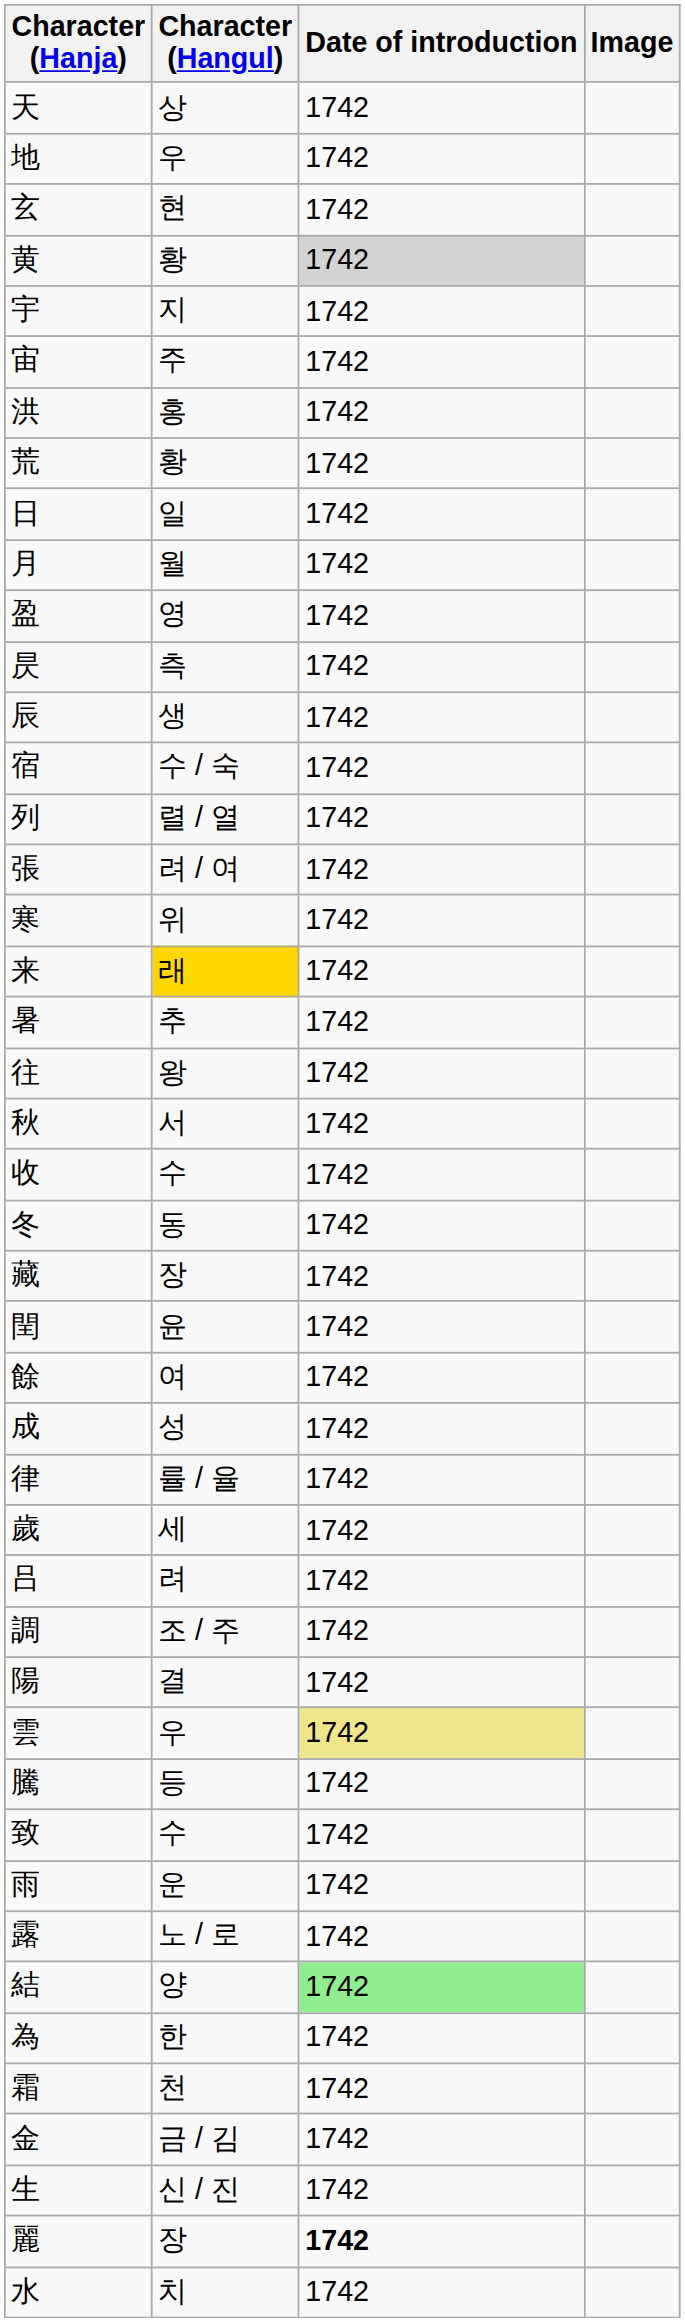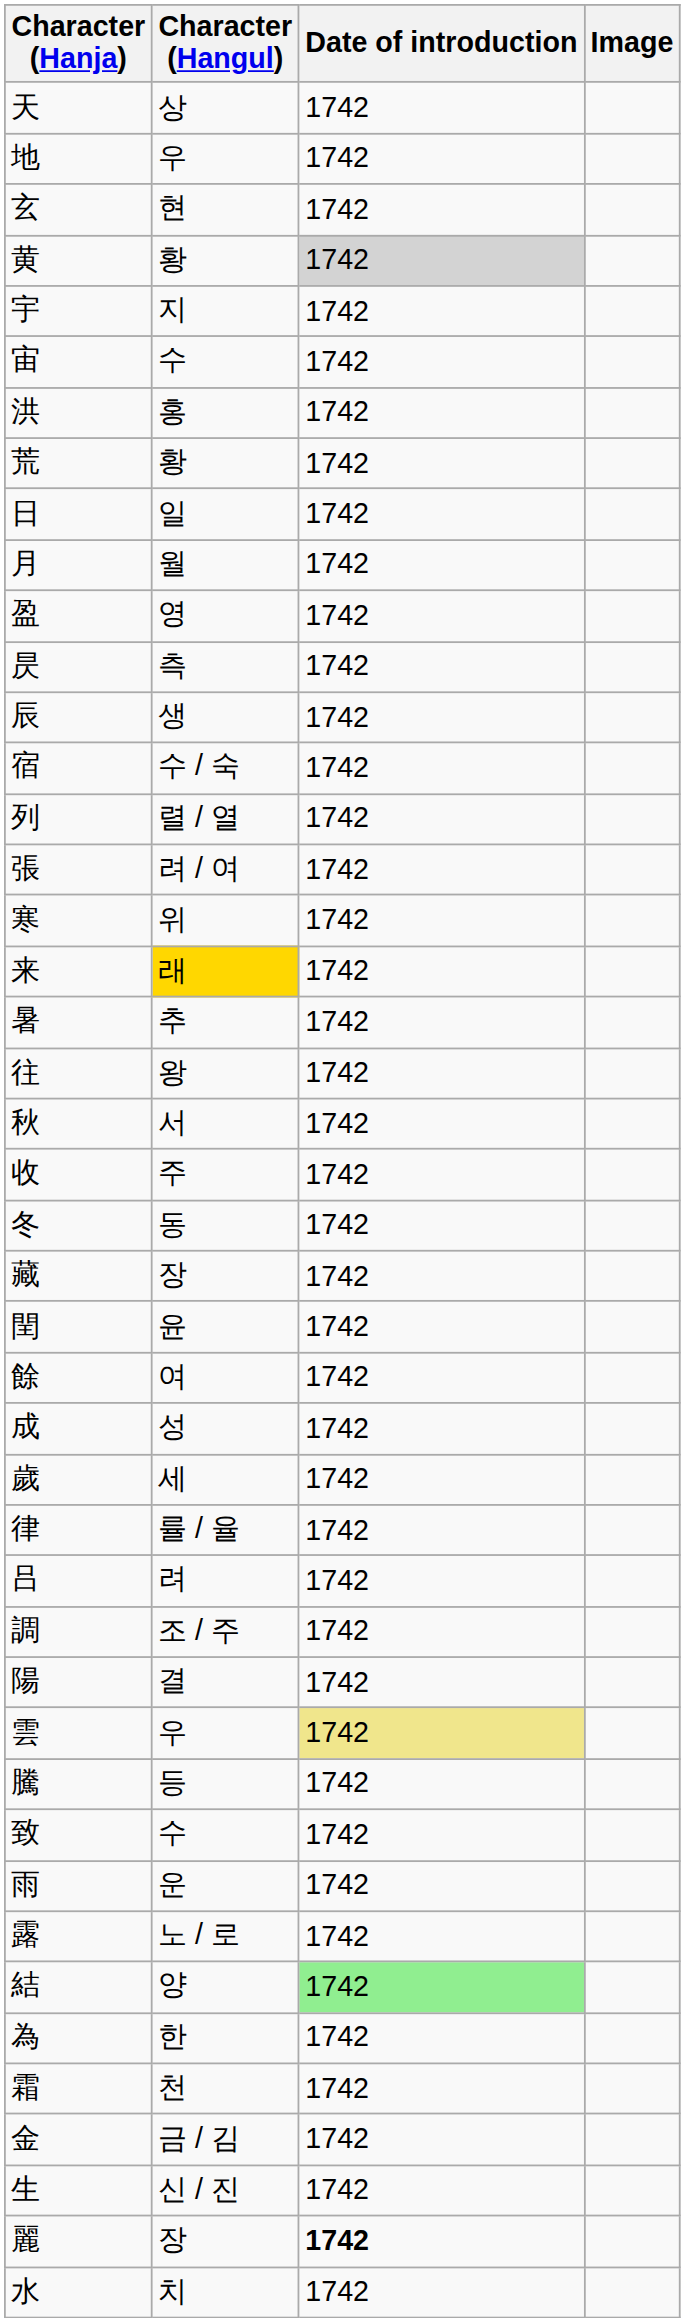(173, 360) 주 -> (173, 360) 수
(173, 1173) 수 -> (173, 1173) 주
rows swapped: (26, 1528) <-> (26, 1478)
